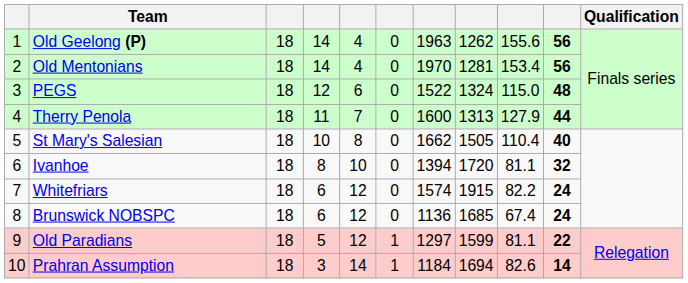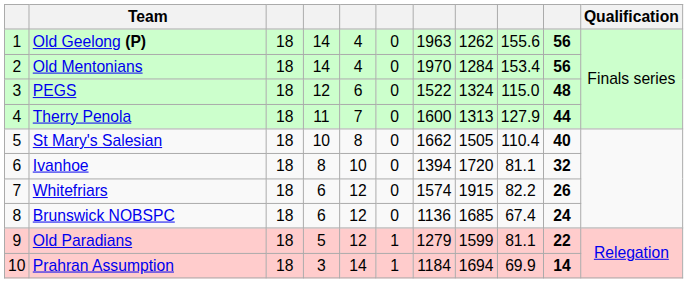(476, 66) 1281 -> (476, 66) 1284
(562, 191) 24 -> (562, 191) 26
(434, 240) 1297 -> (434, 240) 1279
(520, 265) 82.6 -> (520, 265) 69.9
